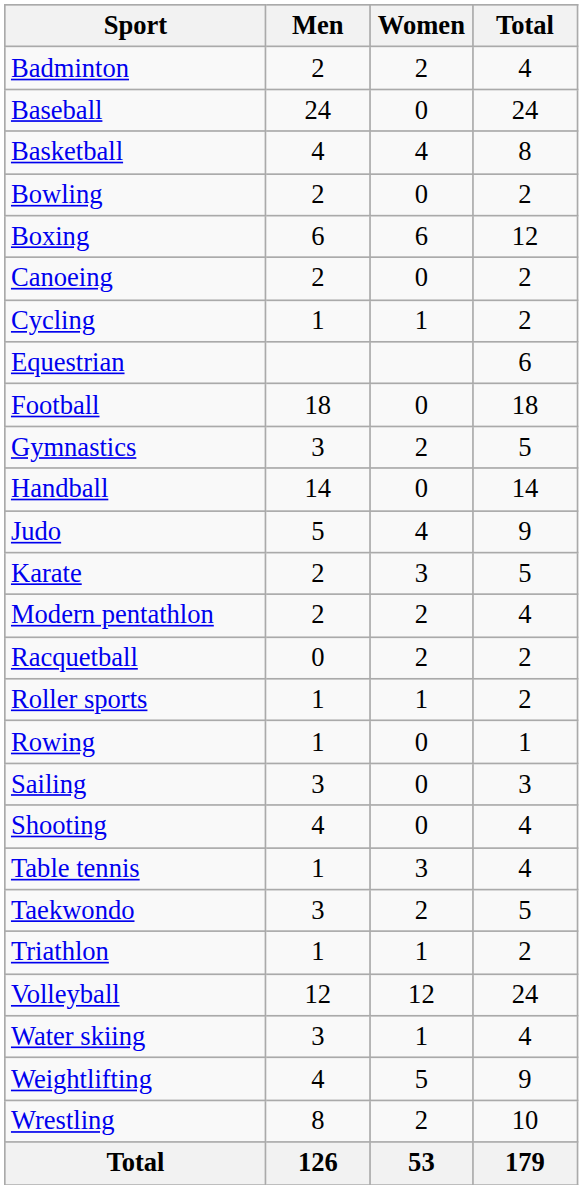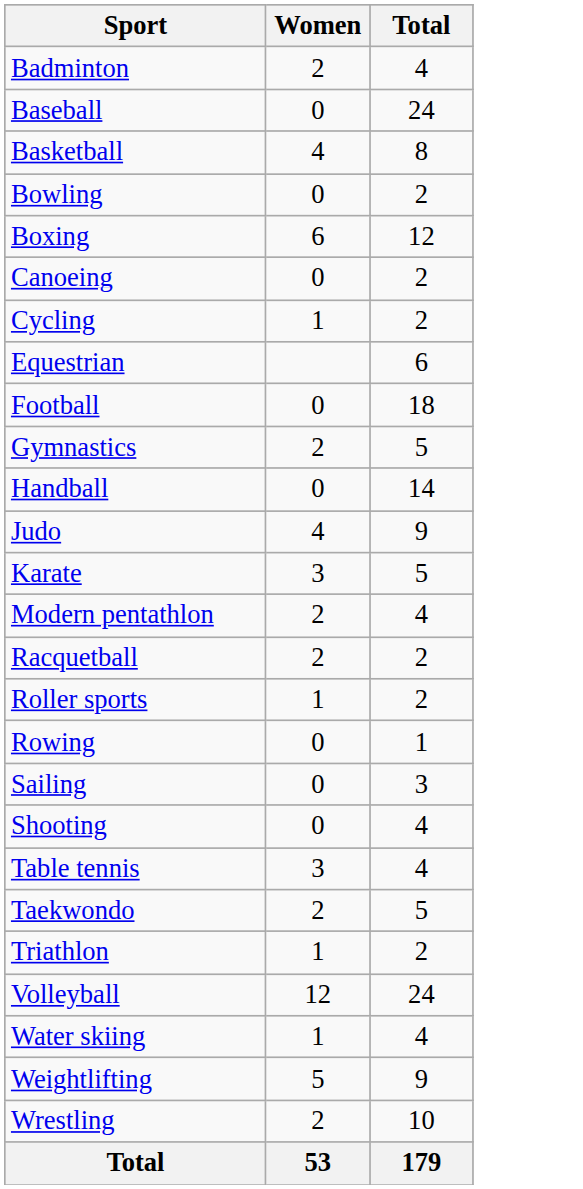- column: (318, 25)
